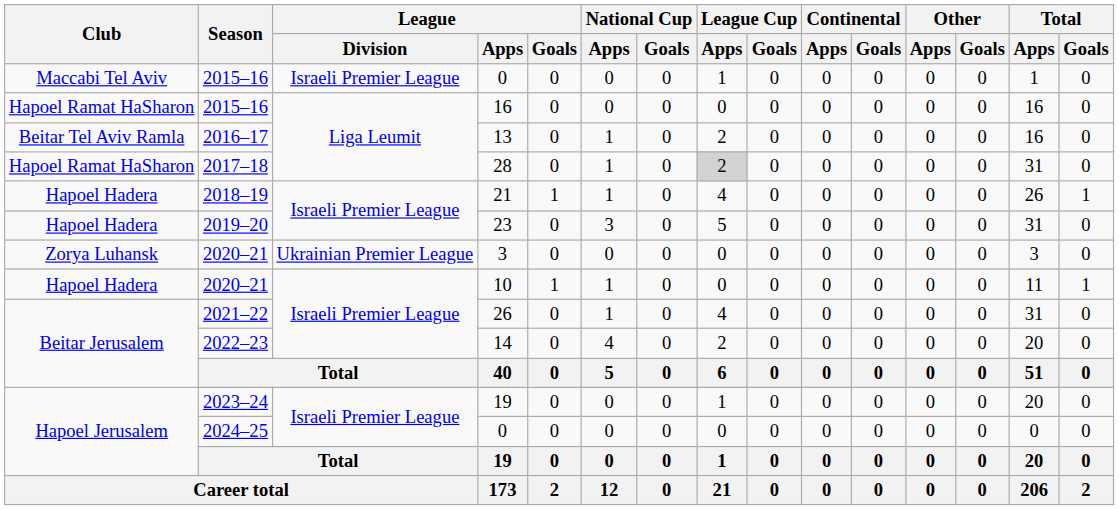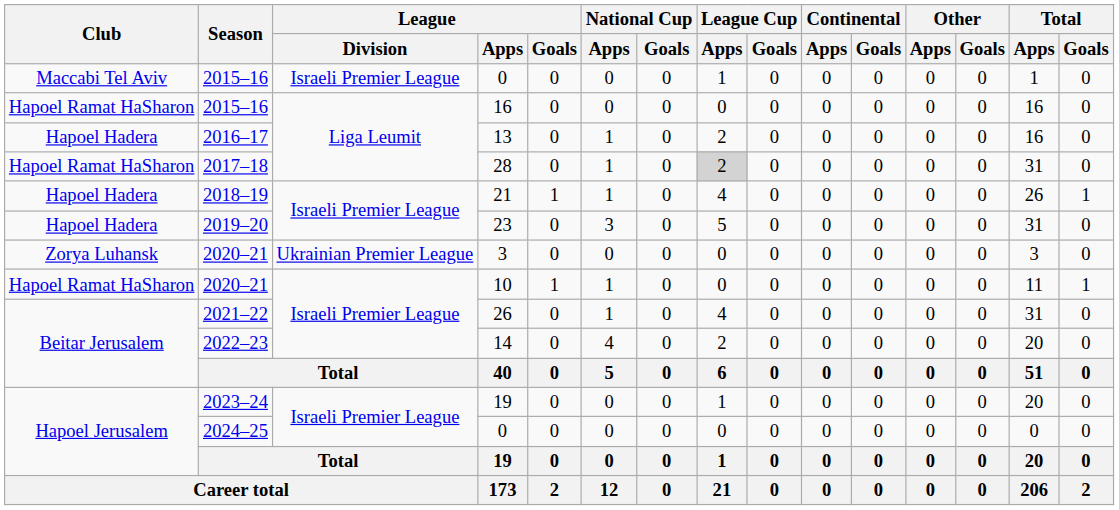(102, 136) Beitar Tel Aviv Ramla -> (102, 136) Hapoel Hadera
(102, 284) Hapoel Hadera -> (102, 284) Hapoel Ramat HaSharon
